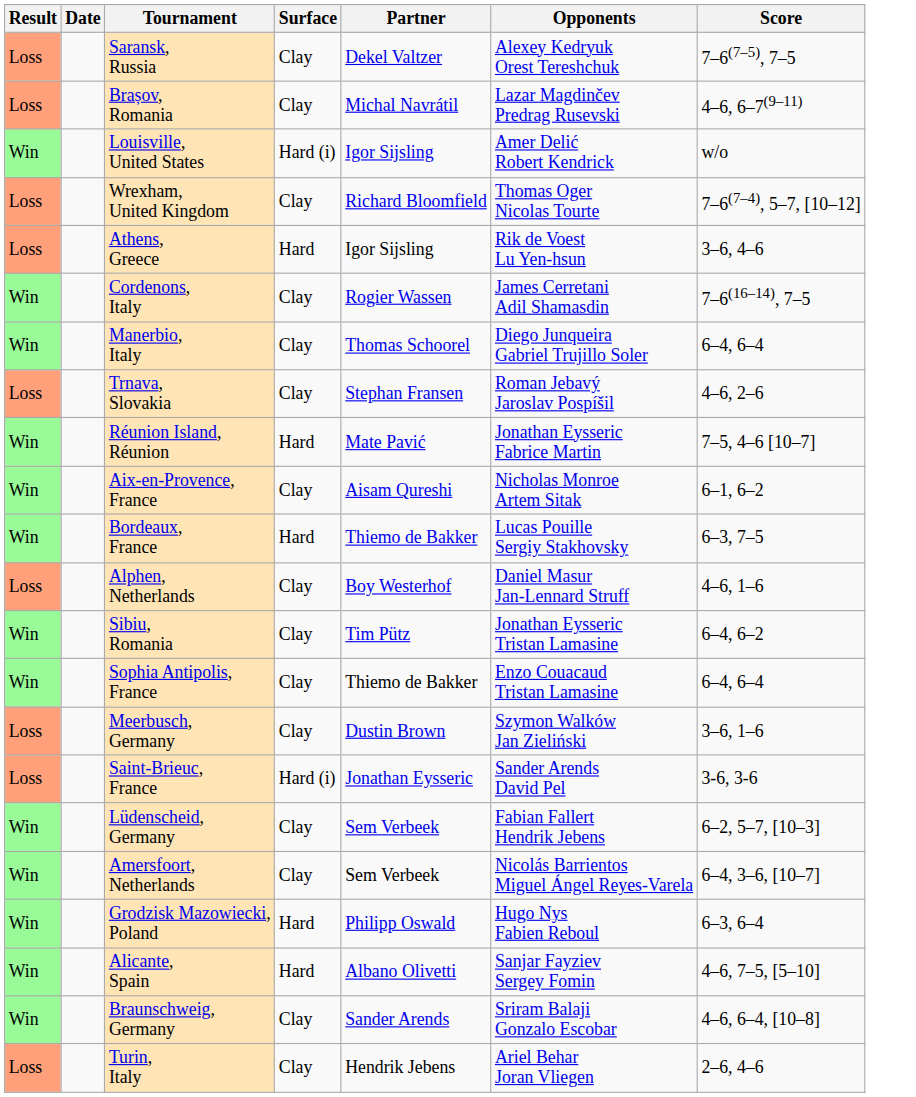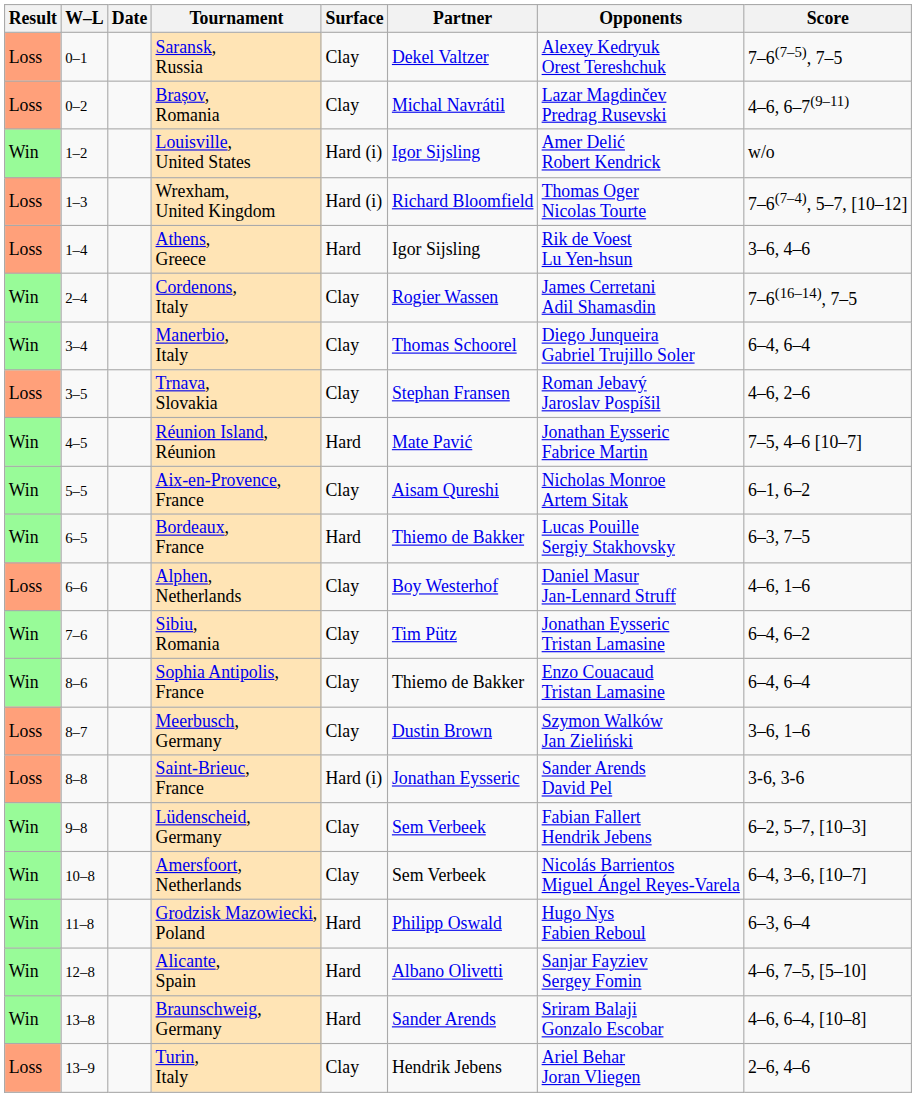+ column: (84, 18)
(296, 201) Clay -> (354, 201) Hard (i)
(296, 1019) Clay -> (343, 1019) Hard
